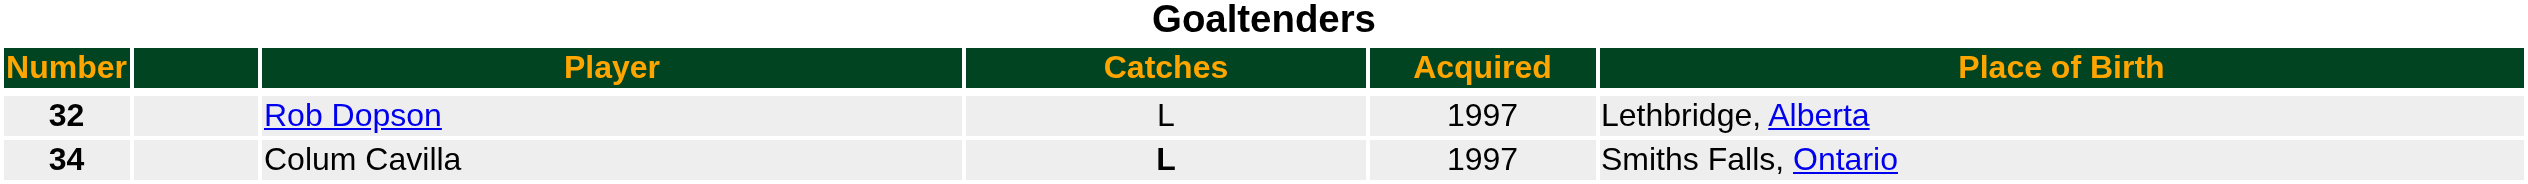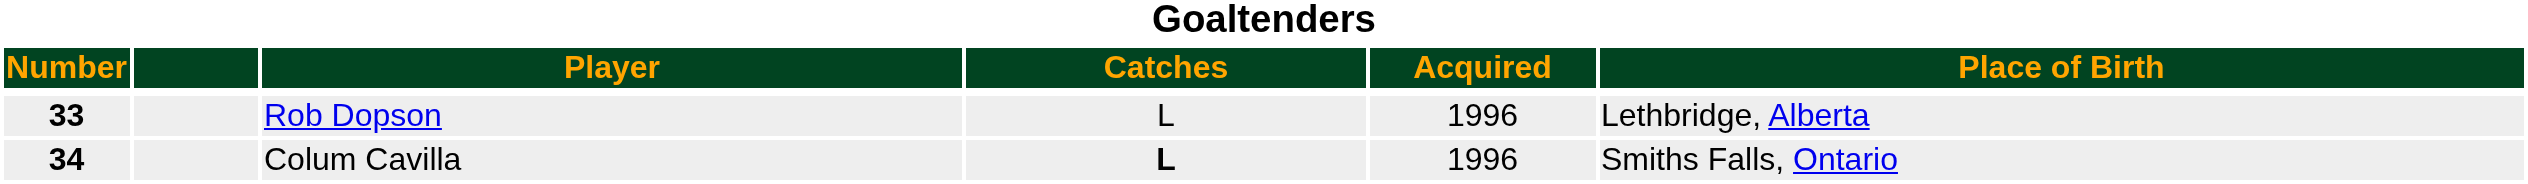(66, 115) 32 -> (66, 115) 33
(1482, 115) 1997 -> (1482, 115) 1996
(1482, 159) 1997 -> (1482, 159) 1996
